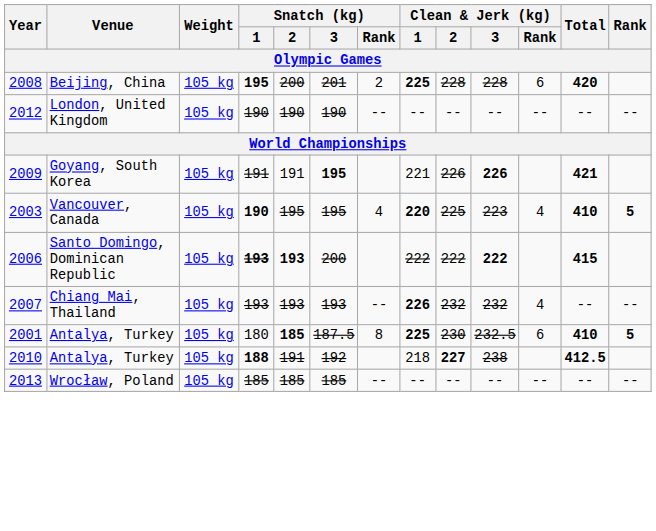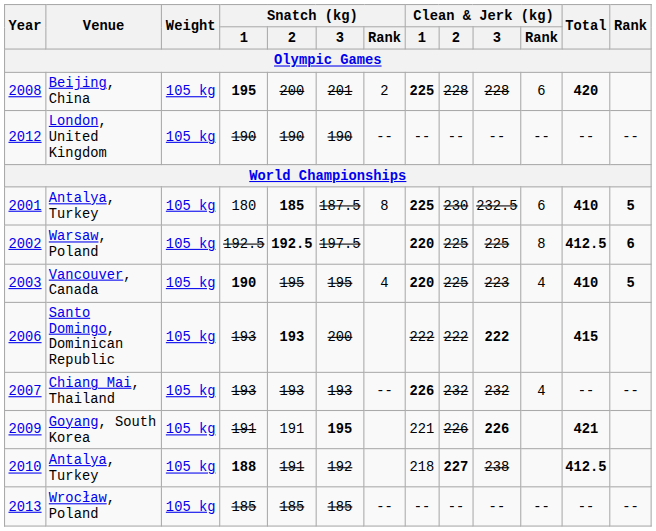rows swapped: (25, 336) <-> (25, 174)
+ row: (25, 245)
(256, 259) bold -> (244, 337) normal
